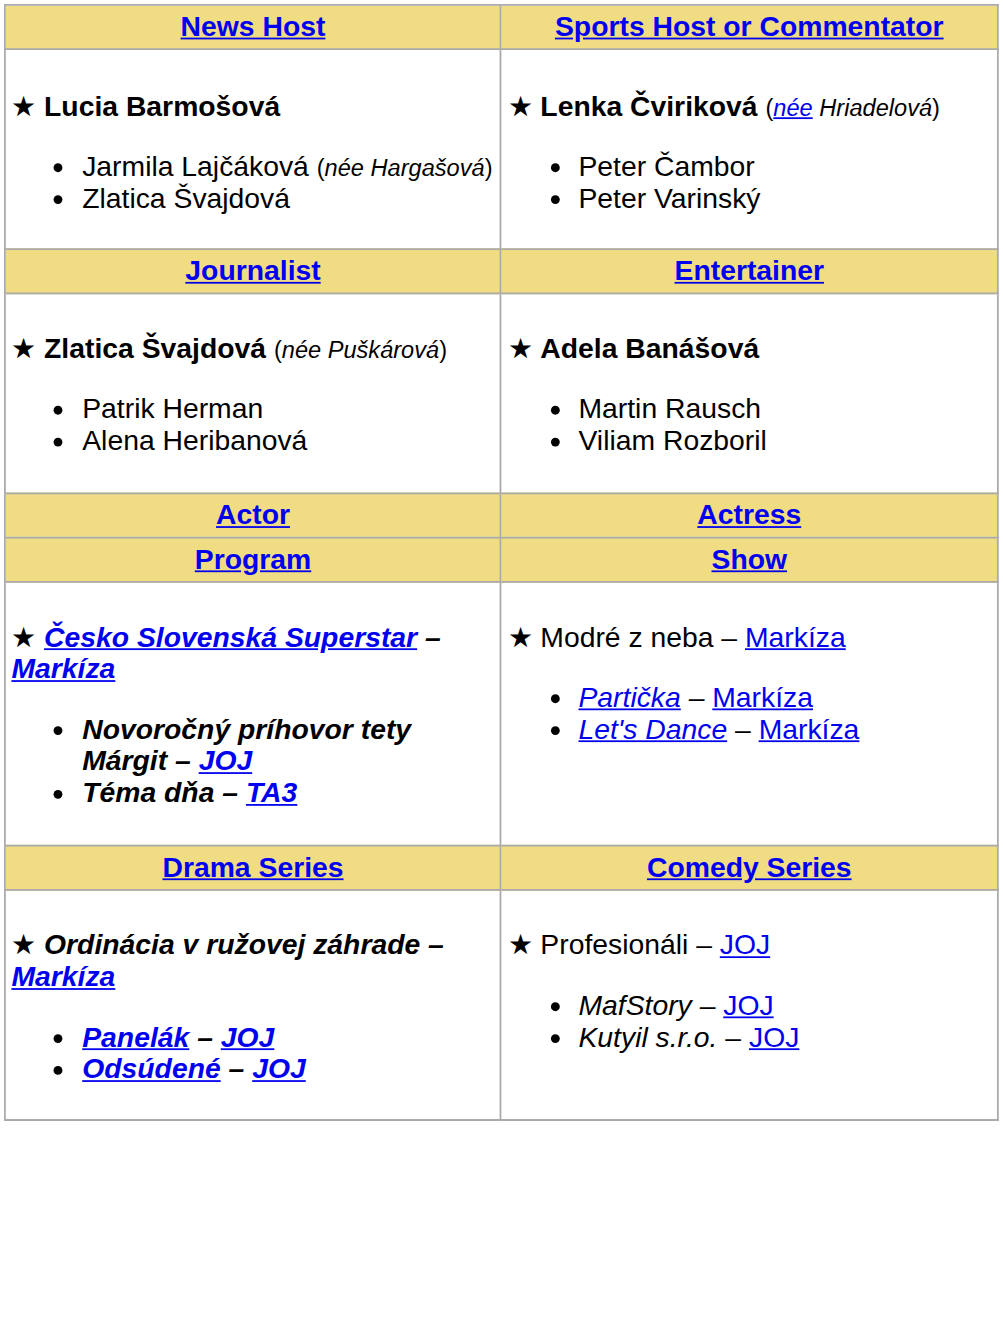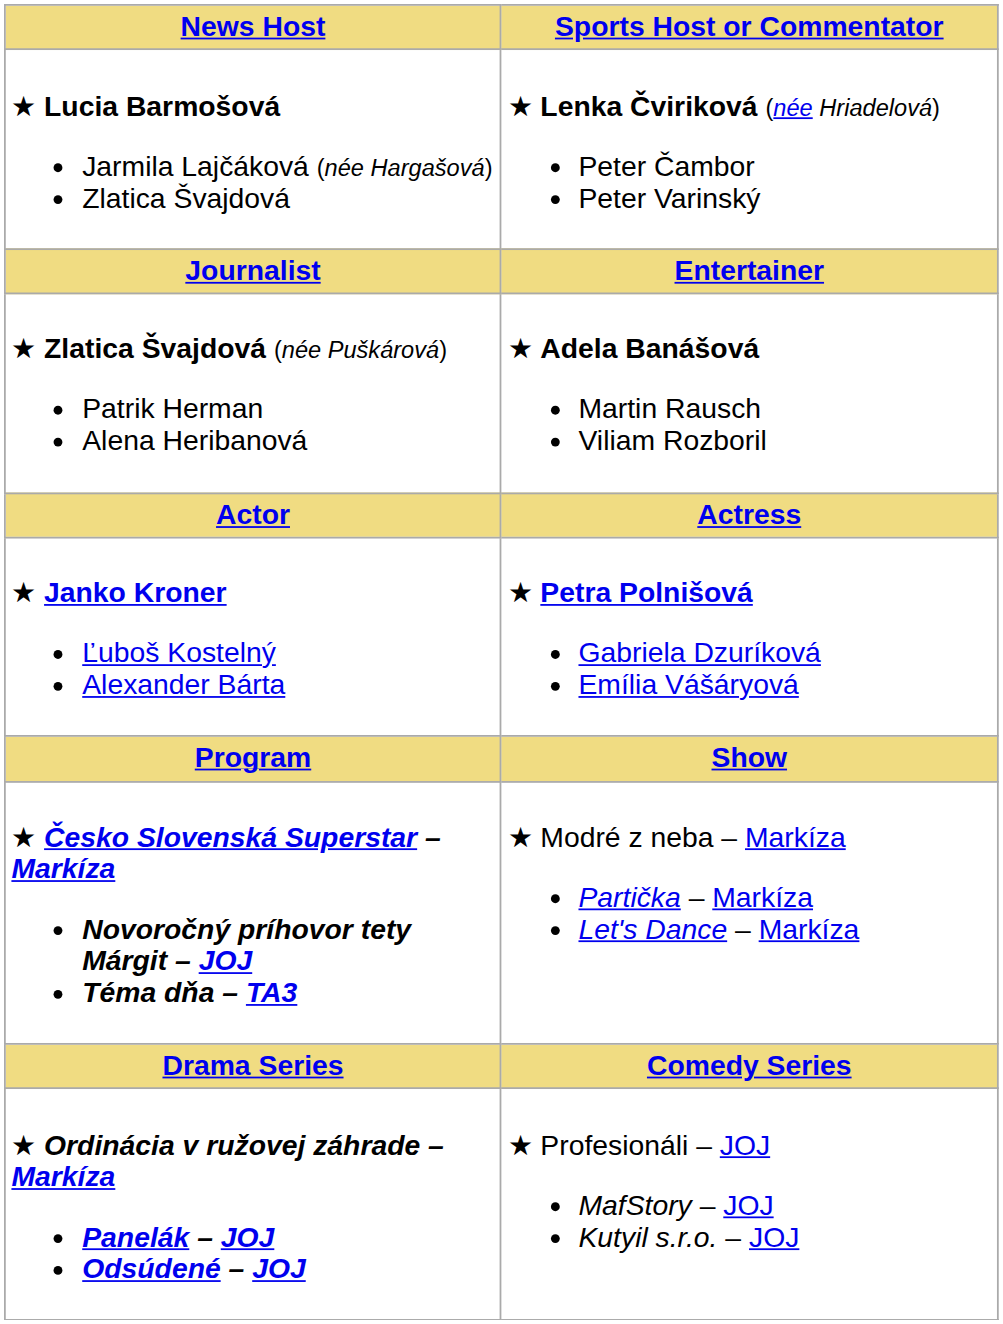+ row: (253, 640)
